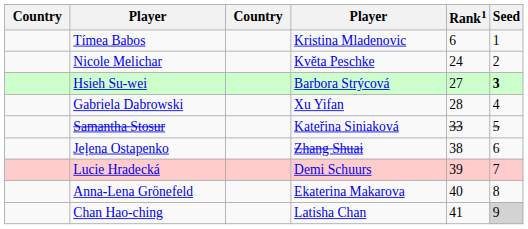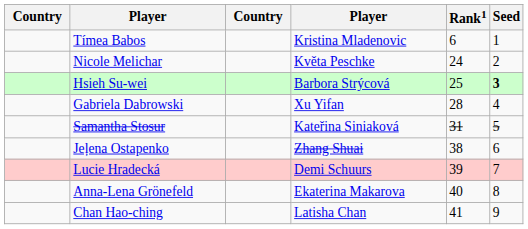(456, 83) 27 -> (456, 83) 25
(456, 126) 33 -> (456, 126) 31
(496, 213) lightgrey background -> (496, 213) no background
